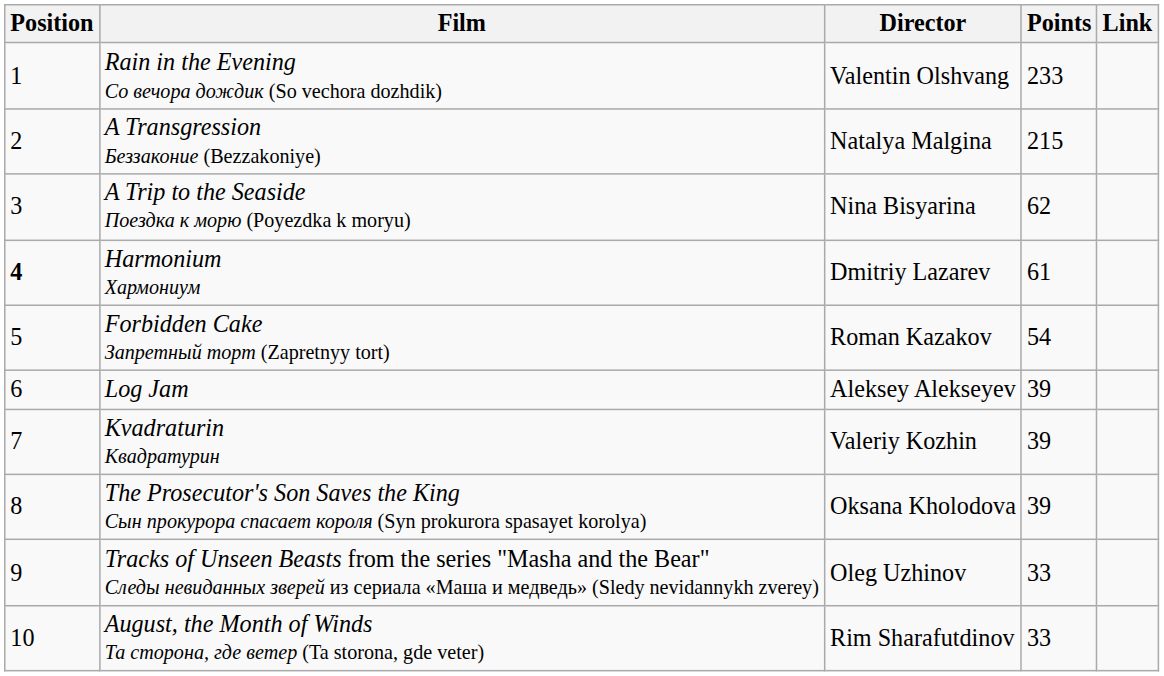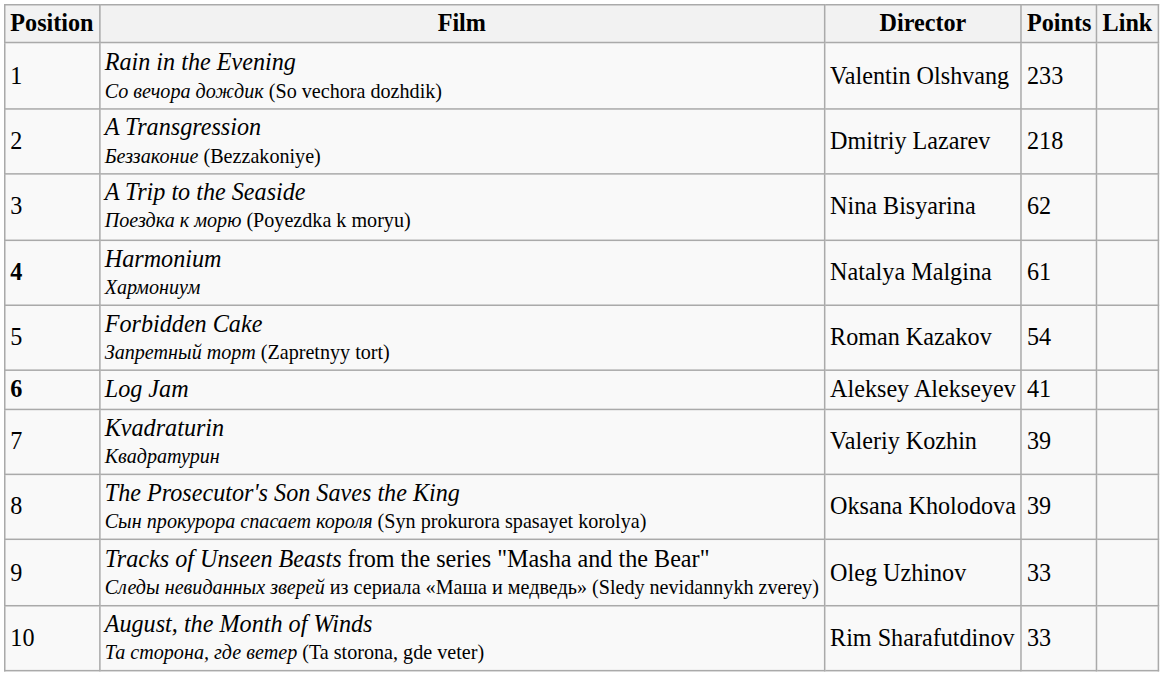(911, 141) Natalya Malgina -> (910, 141) Dmitriy Lazarev
(1045, 141) 215 -> (1045, 141) 218
(910, 272) Dmitriy Lazarev -> (911, 272) Natalya Malgina
(16, 389) normal -> (16, 389) bold
(1039, 389) 39 -> (1039, 389) 41
